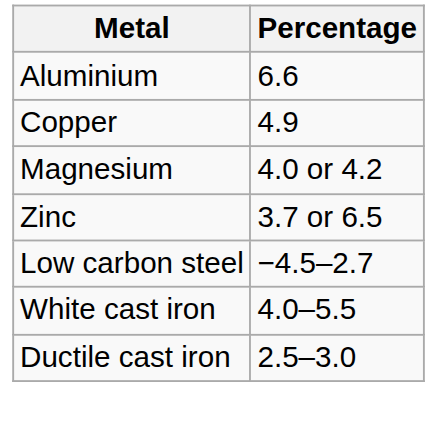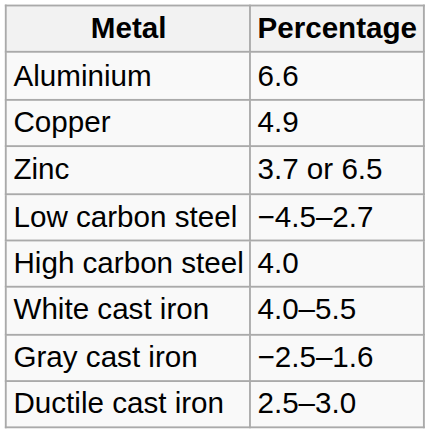- row: (97, 169)
+ row: (129, 263)
+ row: (106, 357)
